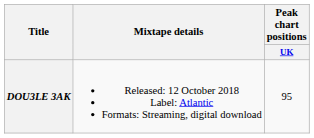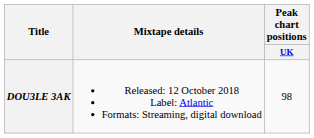(287, 96) 95 -> (287, 96) 98
